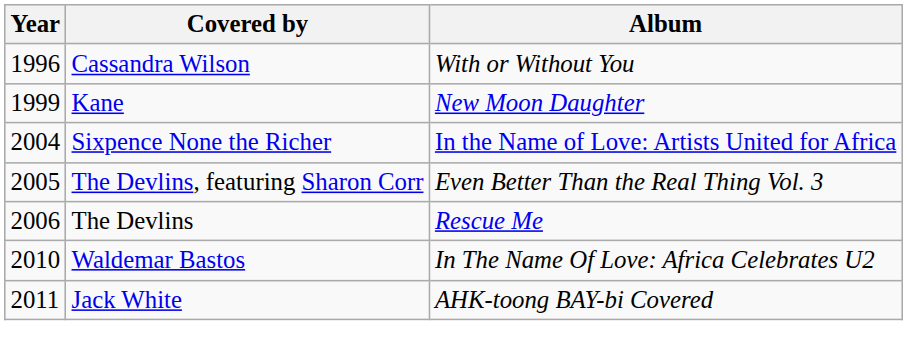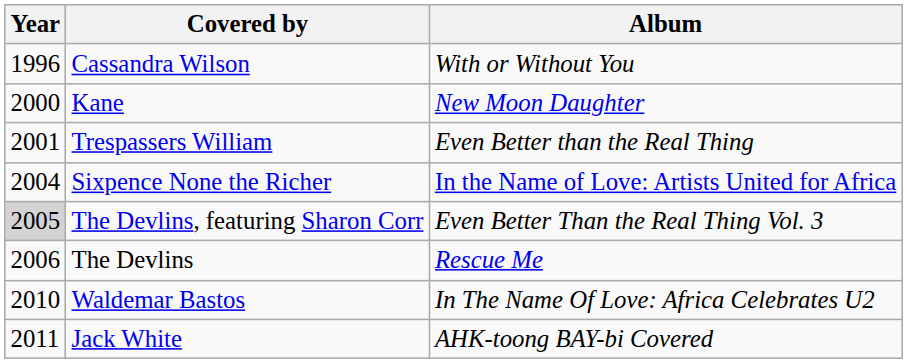(35, 102) 1999 -> (35, 102) 2000
+ row: (172, 142)
(35, 181) no background -> (35, 220) lightgrey background
